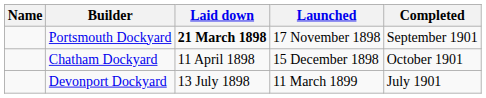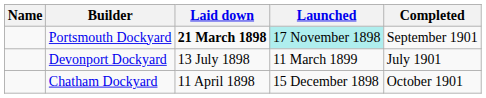(327, 37) no background -> (327, 37) paleturquoise background
rows swapped: (103, 59) <-> (108, 81)
